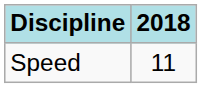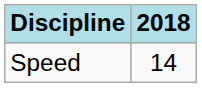(163, 62) 11 -> (163, 62) 14
